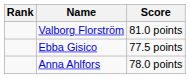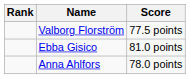(156, 30) 81.0 points -> (156, 30) 77.5 points
(156, 47) 77.5 points -> (156, 47) 81.0 points
